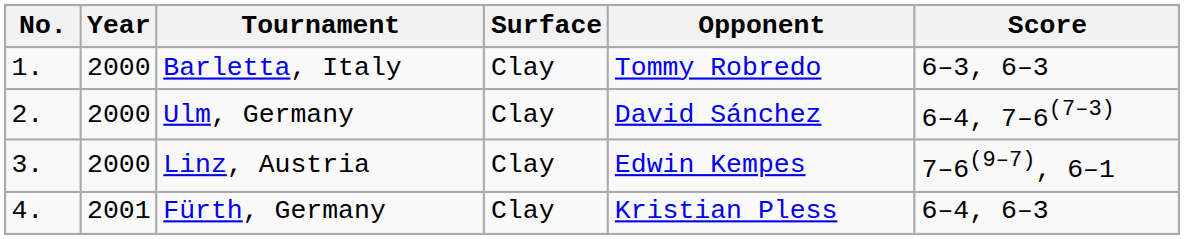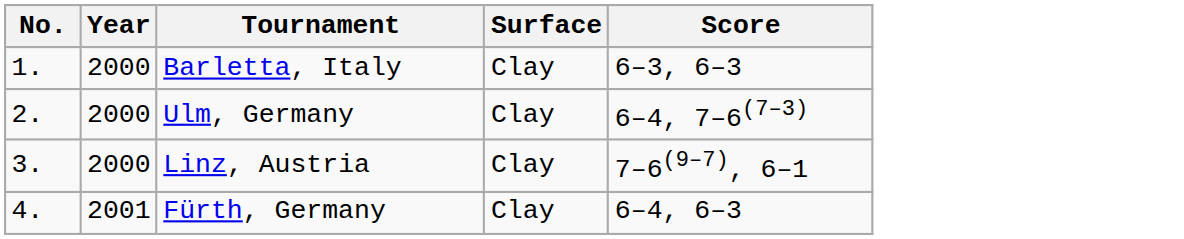- column: (762, 26)
